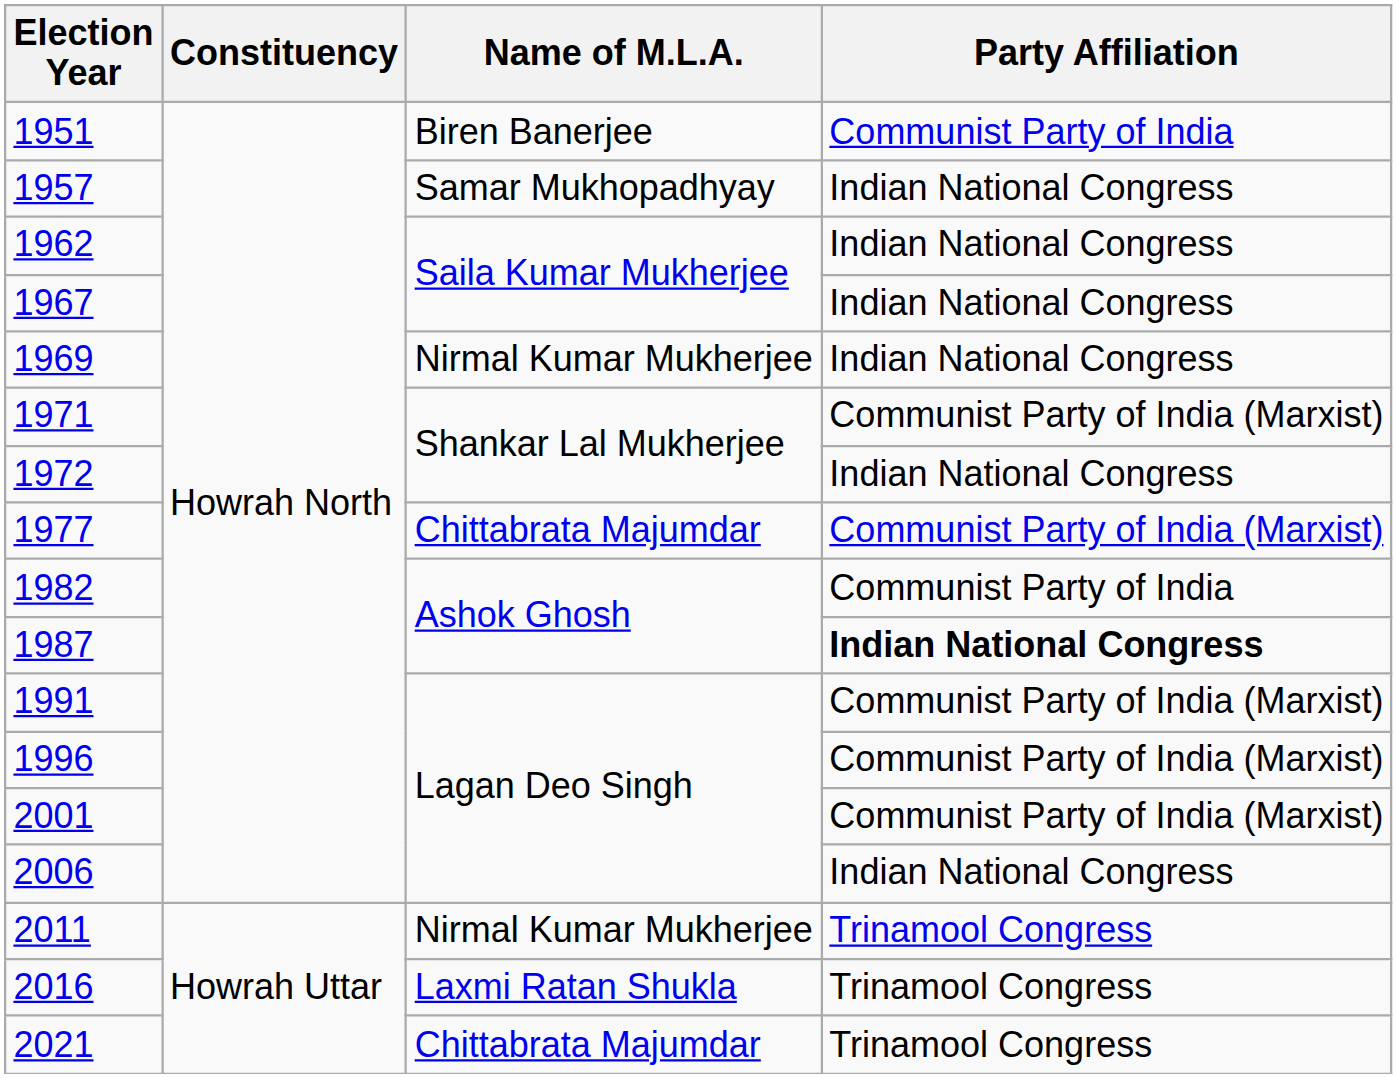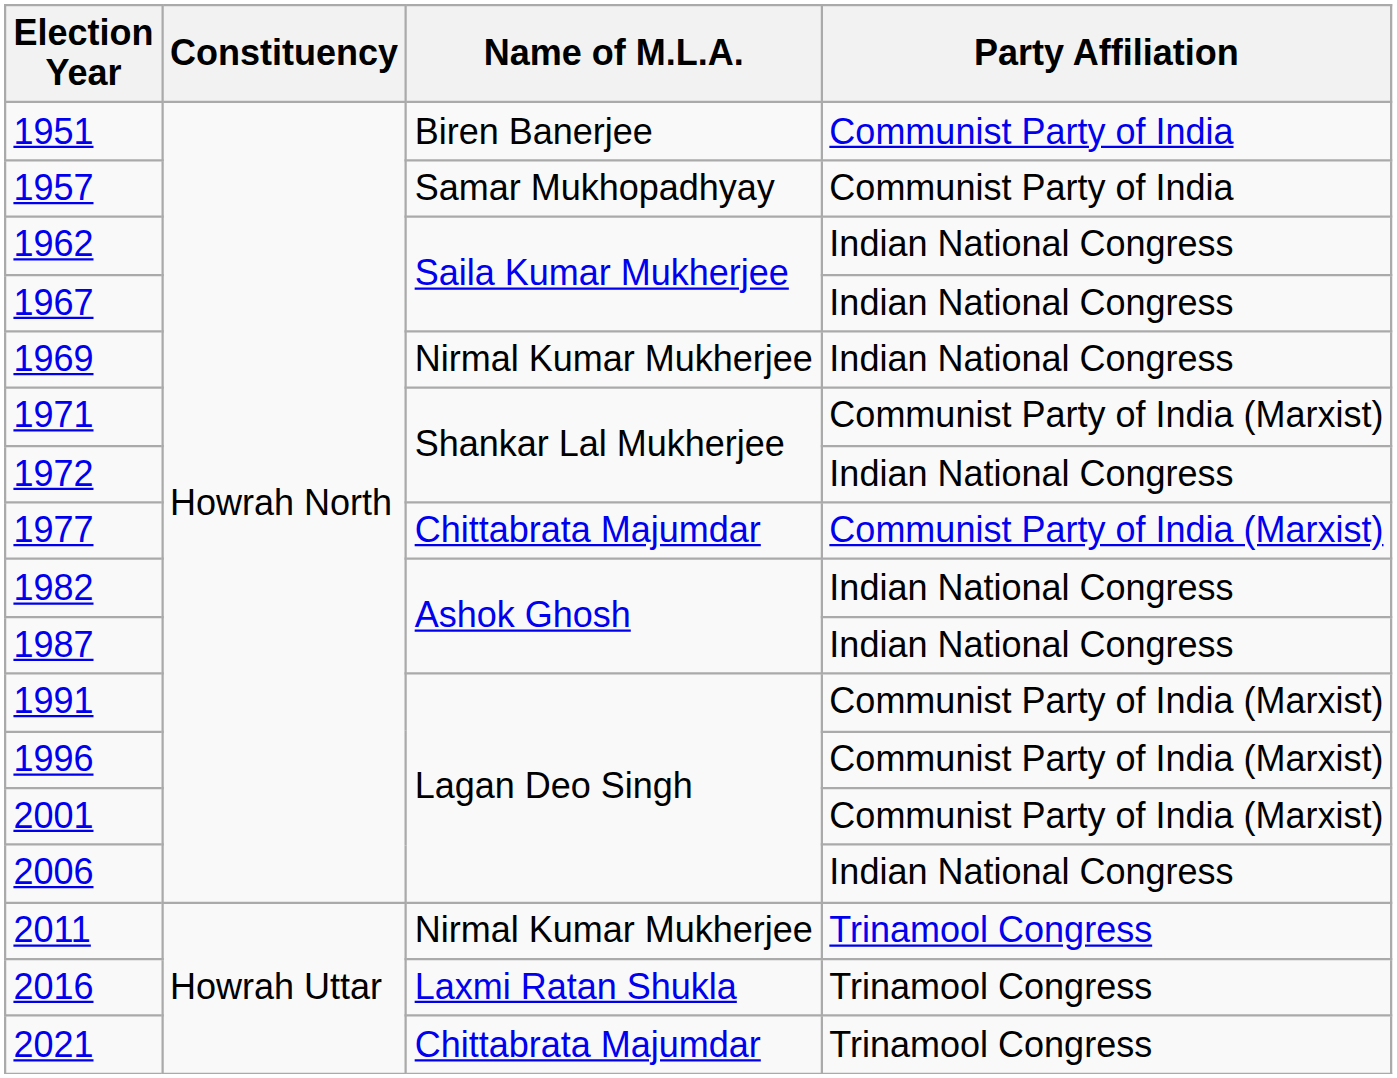(1031, 187) Indian National Congress -> (1031, 187) Communist Party of India
(1031, 587) Communist Party of India -> (1031, 587) Indian National Congress
(1046, 644) bold -> (1031, 644) normal
